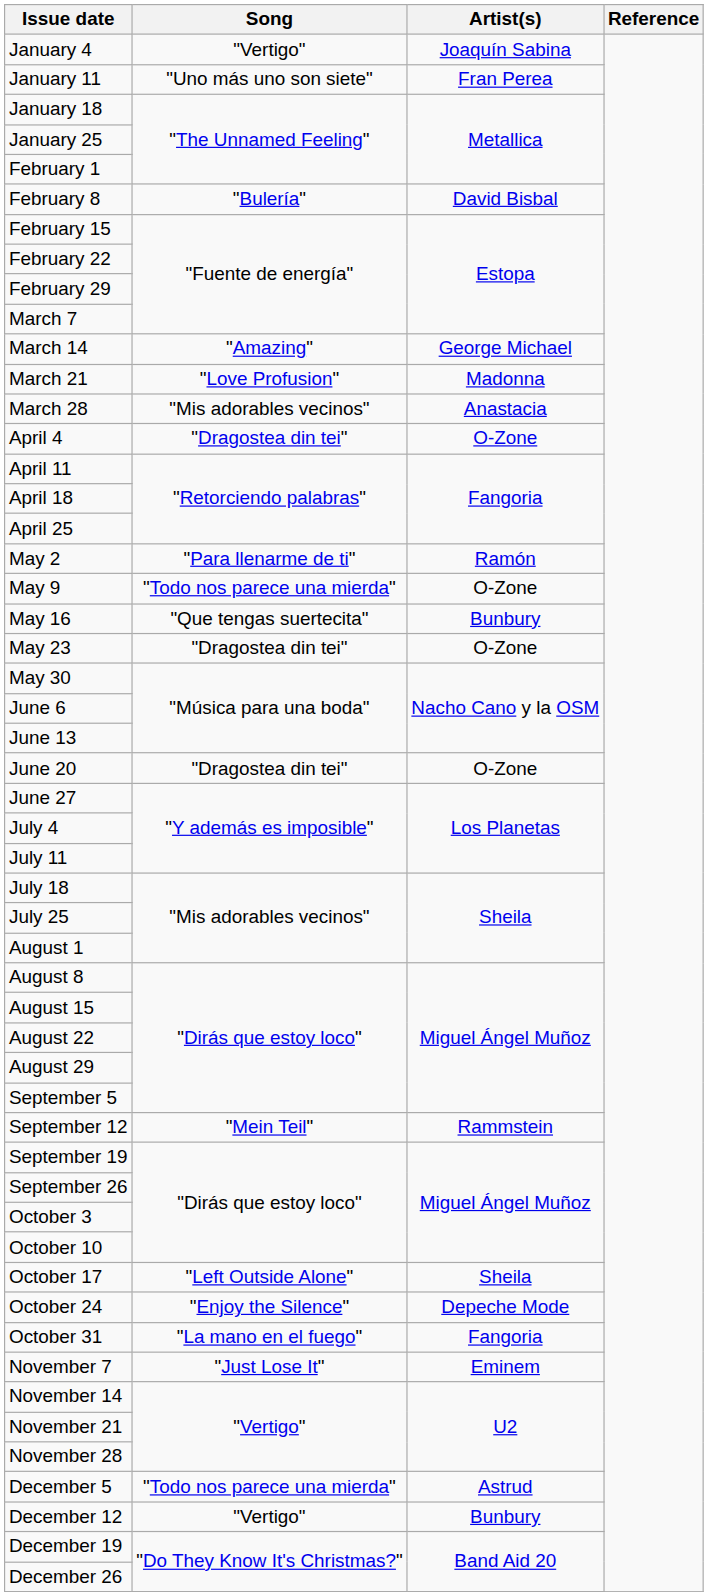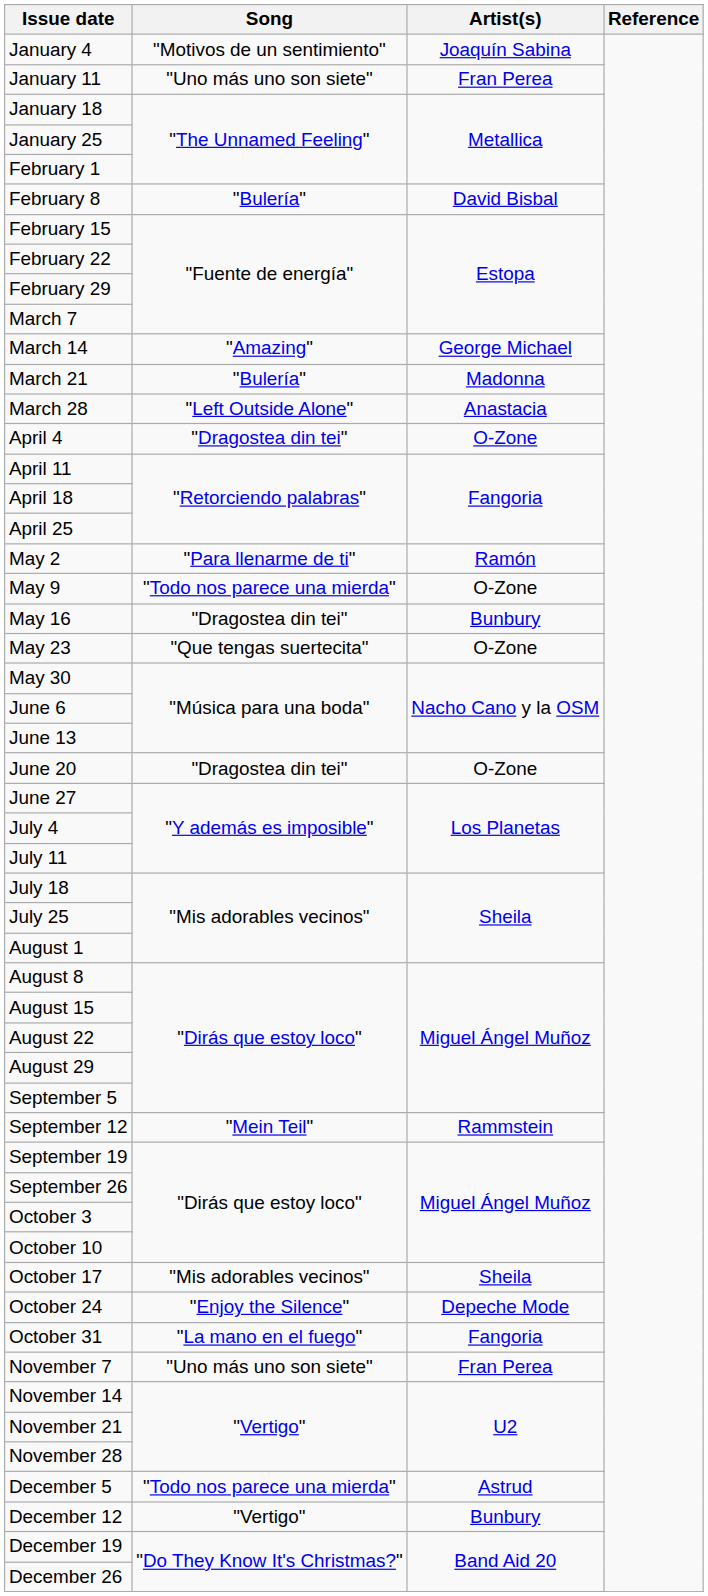(269, 49) "Vertigo" -> (269, 49) "Motivos de un sentimiento"
(269, 378) "Love Profusion" -> (269, 378) "Bulería"
(269, 408) "Mis adorables vecinos" -> (269, 408) "Left Outside Alone"
(269, 618) "Que tengas suertecita" -> (269, 618) "Dragostea din tei"
(269, 648) "Dragostea din tei" -> (269, 648) "Que tengas suertecita"
(269, 1277) "Left Outside Alone" -> (269, 1277) "Mis adorables vecinos"
(269, 1366) "Just Lose It" -> (269, 1366) "Uno más uno son siete"
(505, 1366) Eminem -> (505, 1366) Fran Perea
